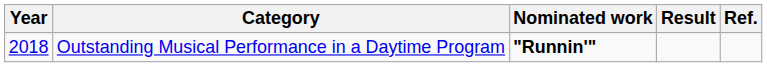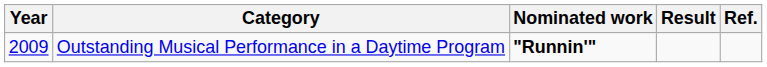(29, 47) 2018 -> (29, 47) 2009
